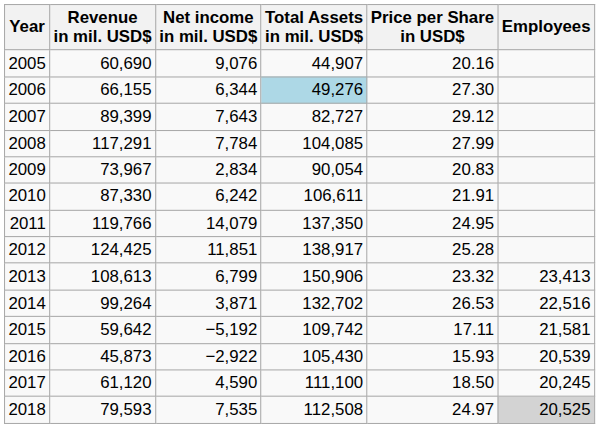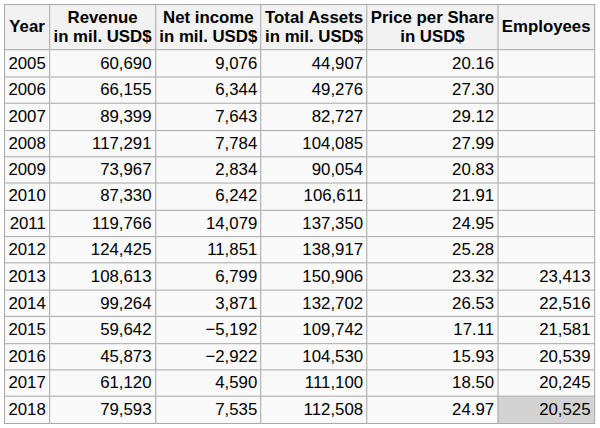(337, 90) lightblue background -> (337, 90) no background
(333, 356) 105,430 -> (333, 356) 104,530
